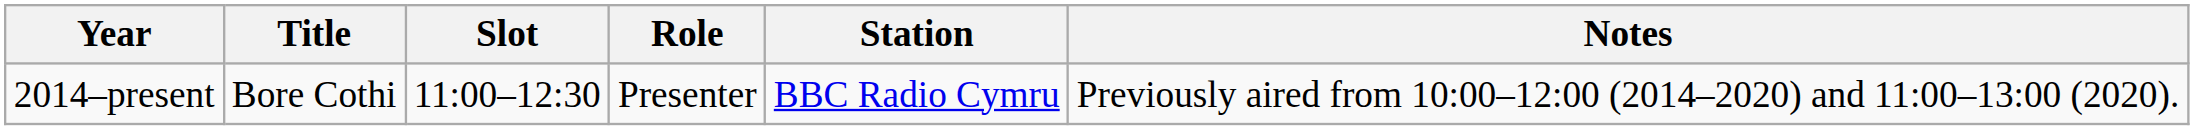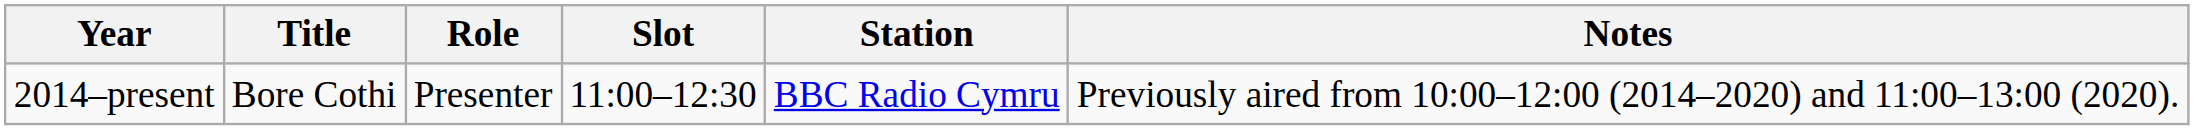columns swapped: (687, 34) <-> (507, 34)
